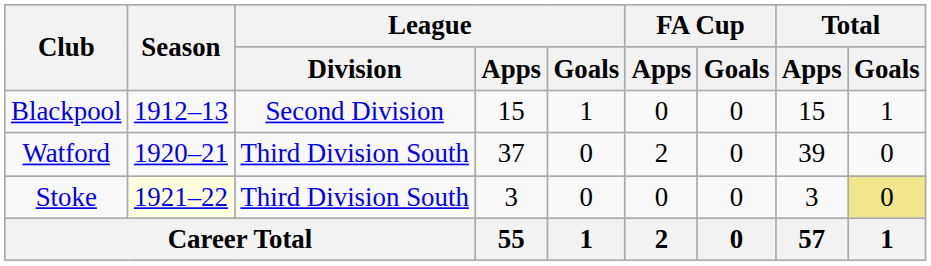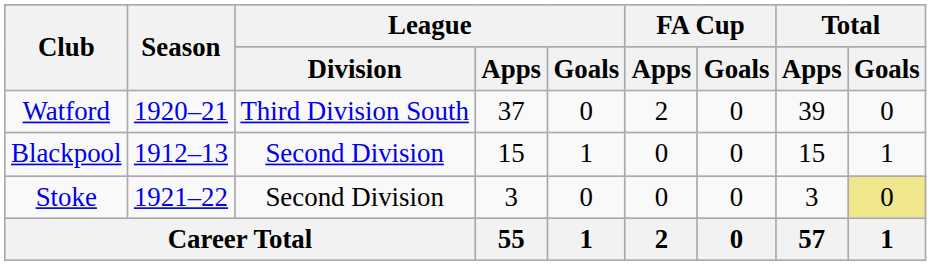rows swapped: (66, 111) <-> (66, 153)
(181, 196) lightyellow background -> (181, 196) no background
(355, 196) Third Division South -> (355, 196) Second Division
